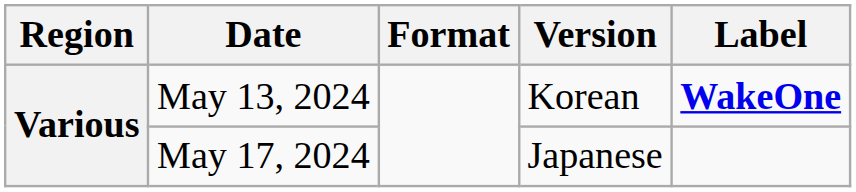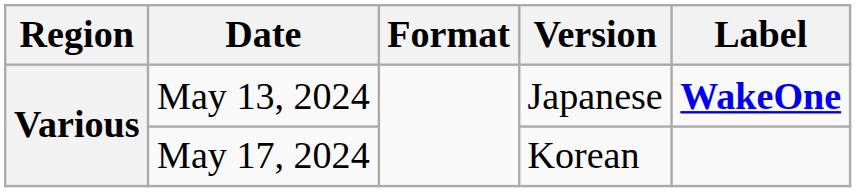(583, 95) Korean -> (595, 95) Japanese
(595, 155) Japanese -> (583, 155) Korean
